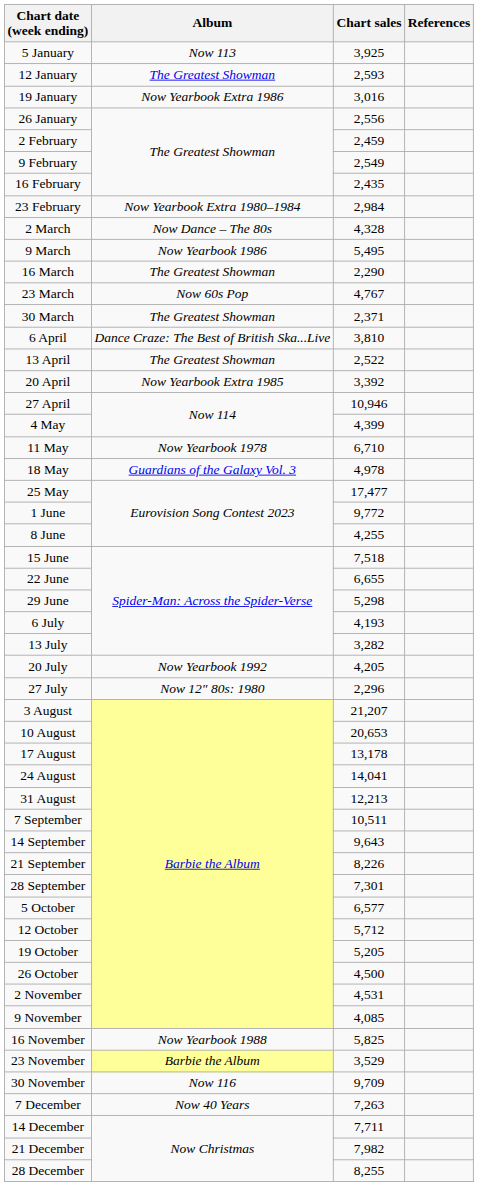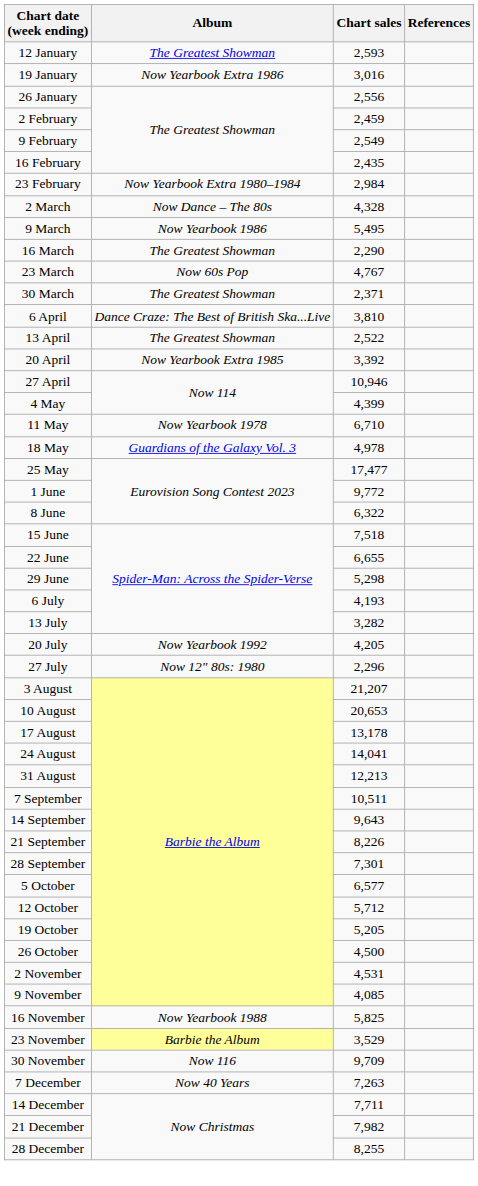- row: (48, 52)
(369, 534) 4,255 -> (369, 512) 6,322
